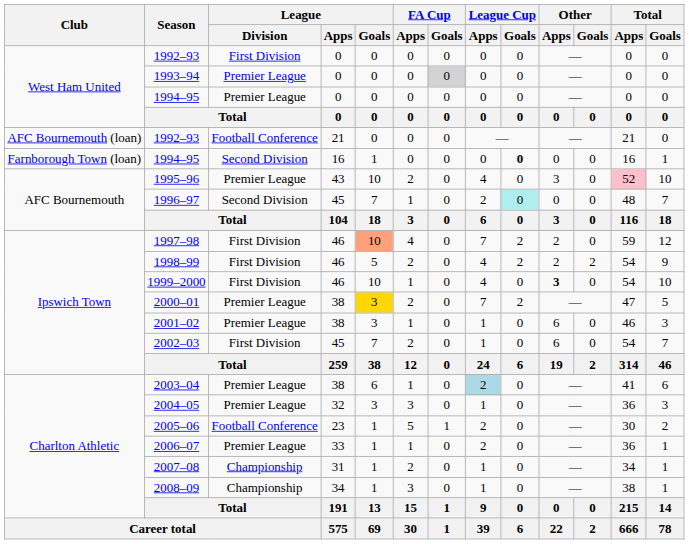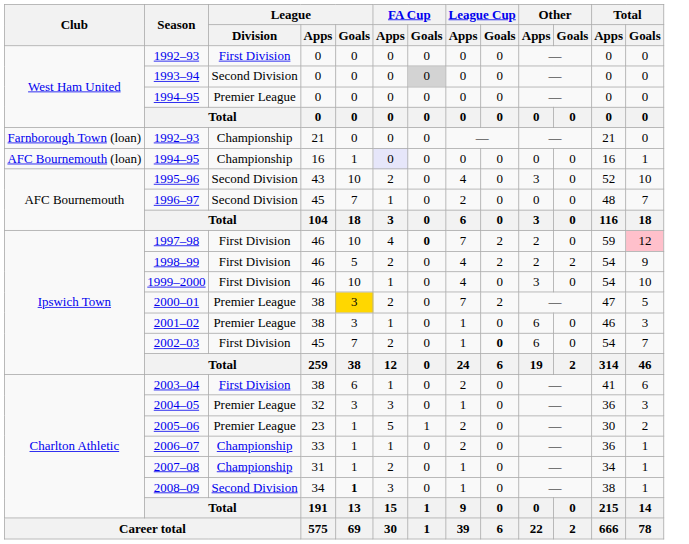(265, 76) Premier League -> (255, 76) Second Division
(74, 138) AFC Bournemouth (loan) -> (74, 138) Farnborough Town (loan)
(265, 138) Football Conference -> (255, 138) Championship
(74, 158) Farnborough Town (loan) -> (74, 158) AFC Bournemouth (loan)
(265, 158) Second Division -> (255, 158) Championship
(411, 158) no background -> (390, 158) lavender background
(520, 158) bold -> (500, 158) normal
(265, 179) Premier League -> (255, 179) Second Division
(629, 179) pink background -> (609, 179) no background
(520, 199) paleturquoise background -> (500, 199) no background
(374, 240) lightsalmon background -> (354, 240) no background
(447, 240) normal -> (427, 240) bold
(665, 240) no background -> (645, 240) pink background
(556, 281) bold -> (536, 281) normal
(520, 343) normal -> (500, 343) bold
(265, 384) Premier League -> (255, 384) First Division
(483, 384) lightblue background -> (463, 384) no background
(265, 425) Football Conference -> (255, 425) Premier League
(265, 446) Premier League -> (255, 446) Championship
(265, 487) Championship -> (255, 487) Second Division
(374, 487) normal -> (354, 487) bold
